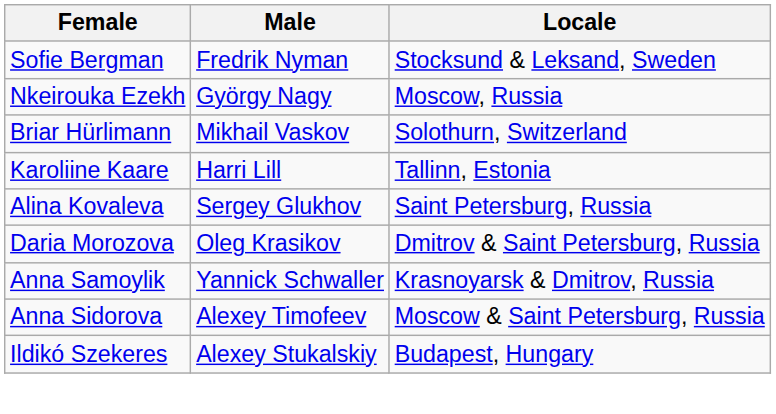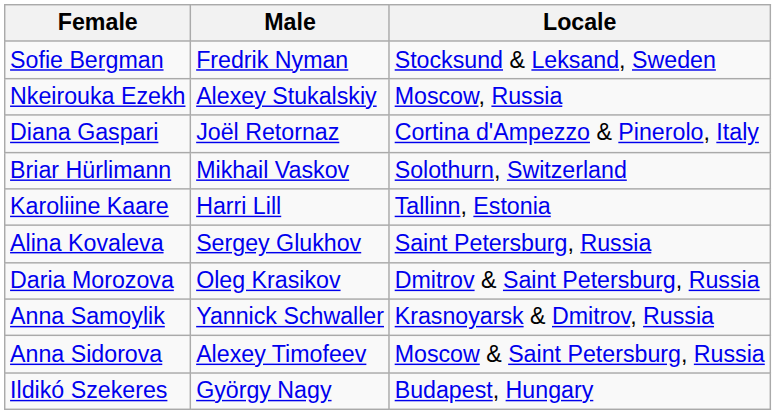(264, 96) György Nagy -> (286, 96) Alexey Stukalskiy
+ row: (84, 133)
(286, 354) Alexey Stukalskiy -> (264, 390) György Nagy
